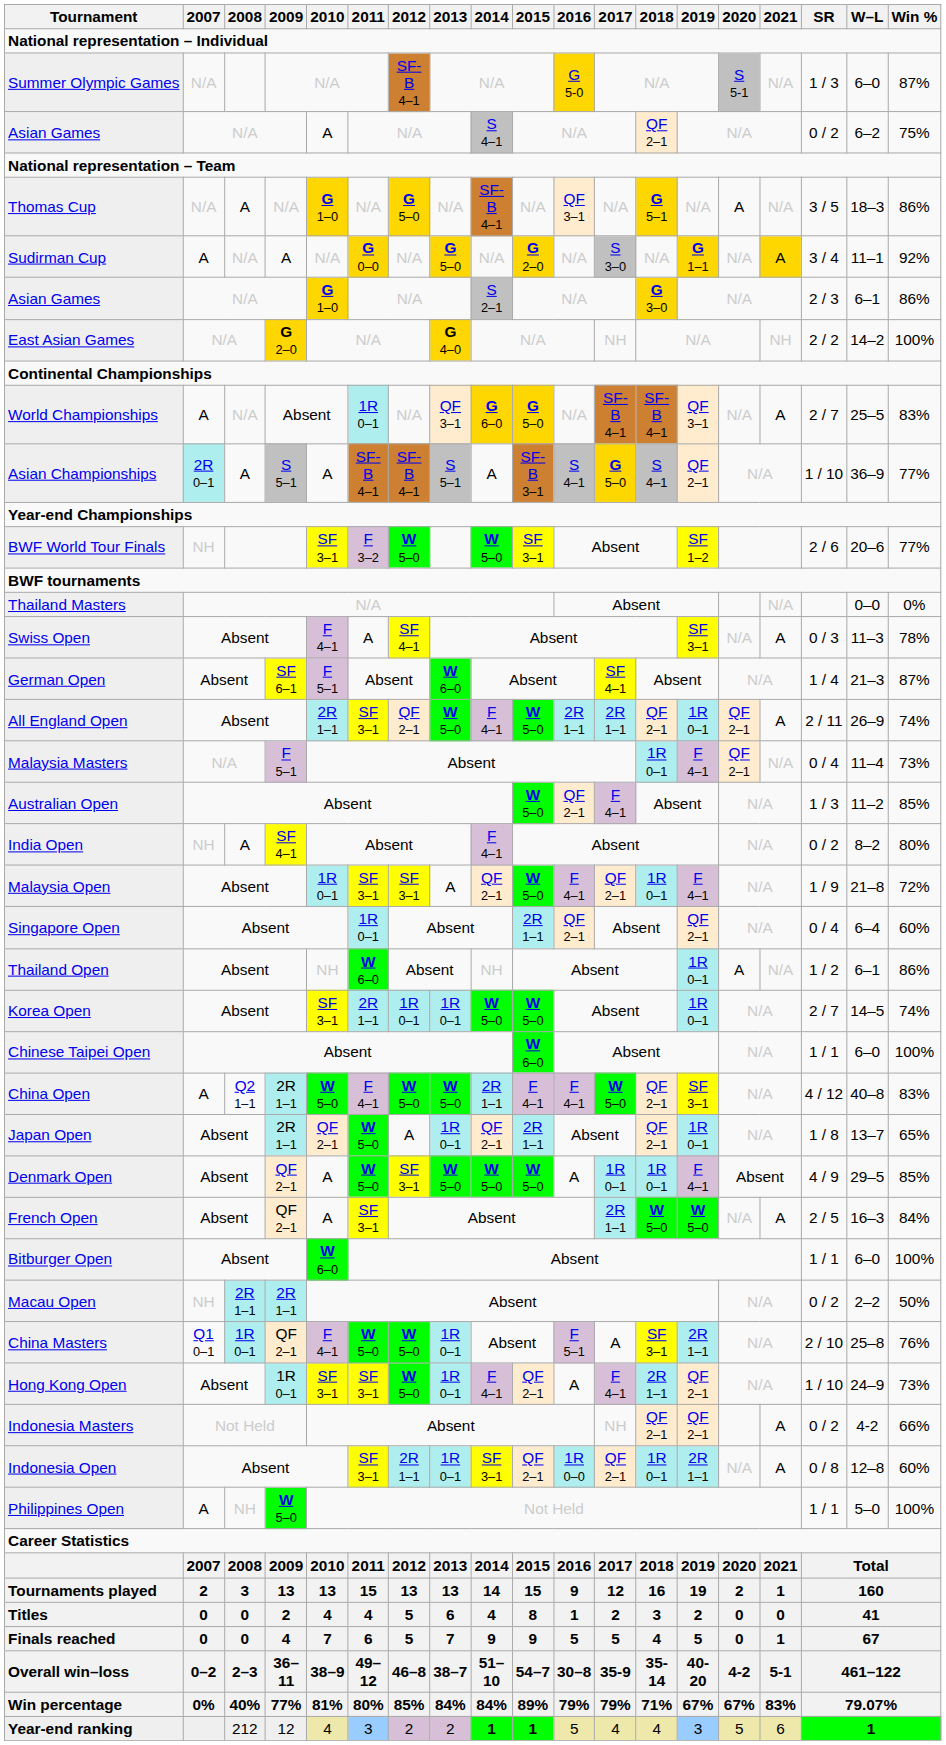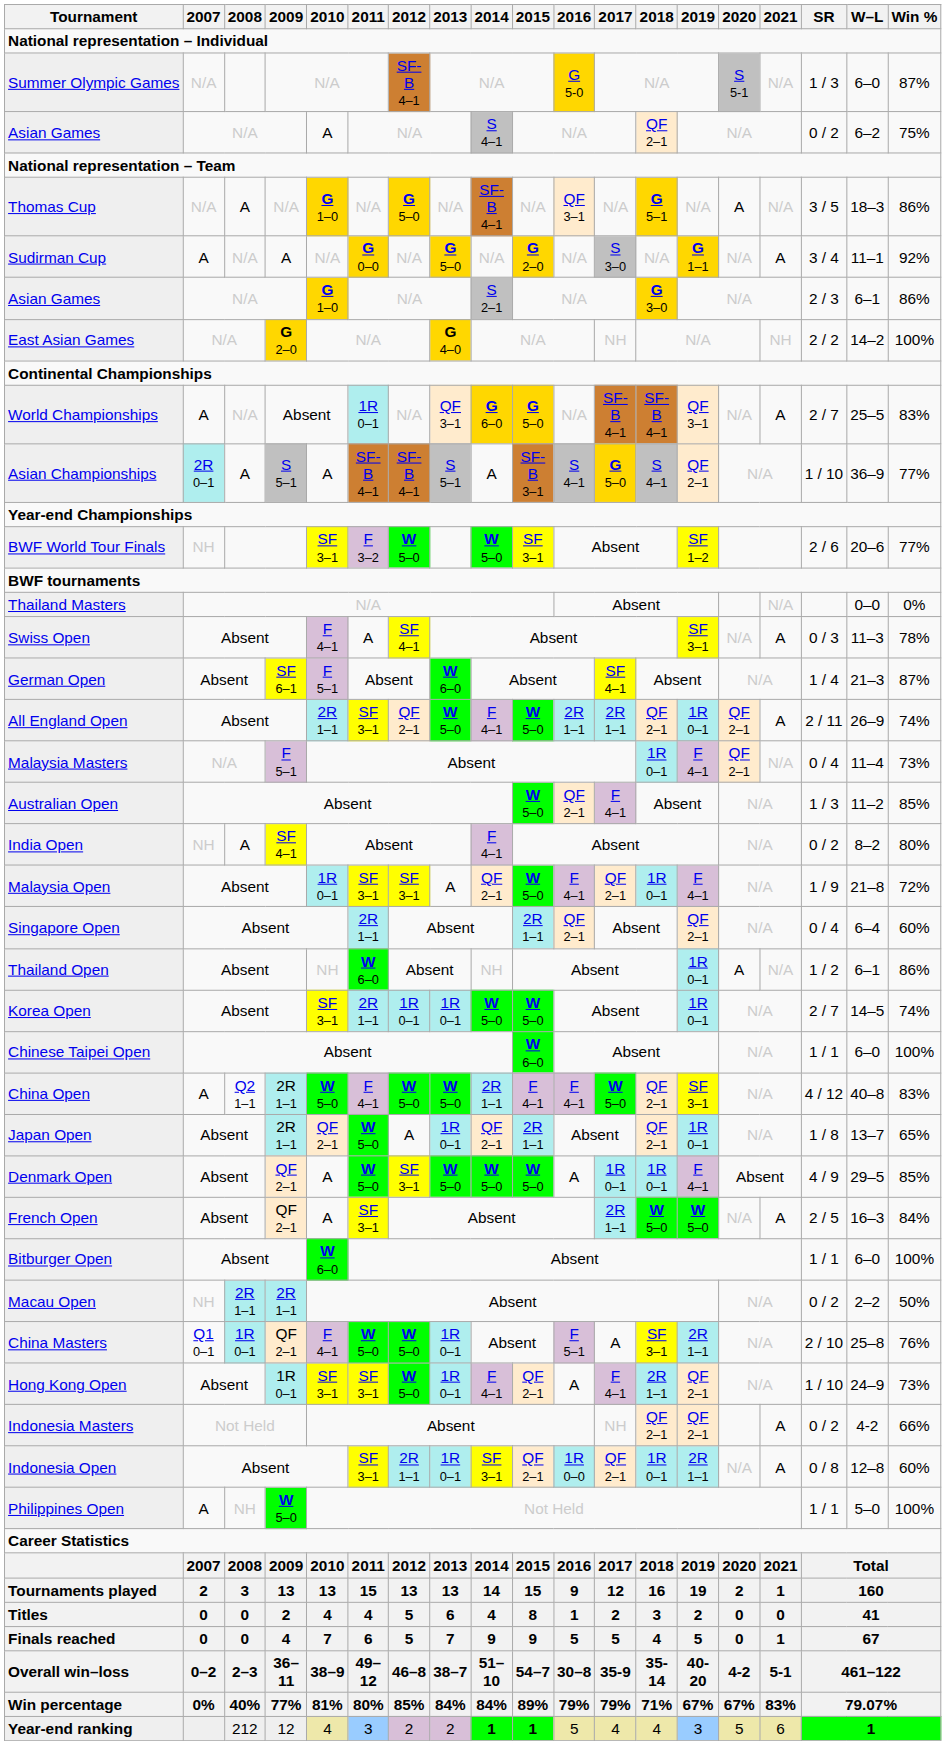(780, 257) gold background -> (780, 257) no background
(368, 928) 1R 0–1 -> (368, 928) 2R 1–1
